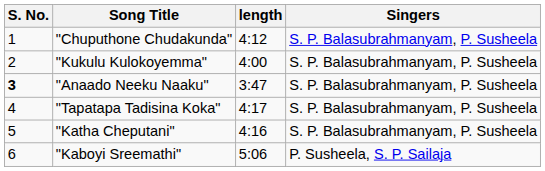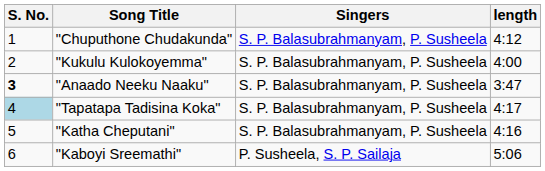columns swapped: (413, 16) <-> (261, 16)
(12, 108) no background -> (12, 108) lightblue background
